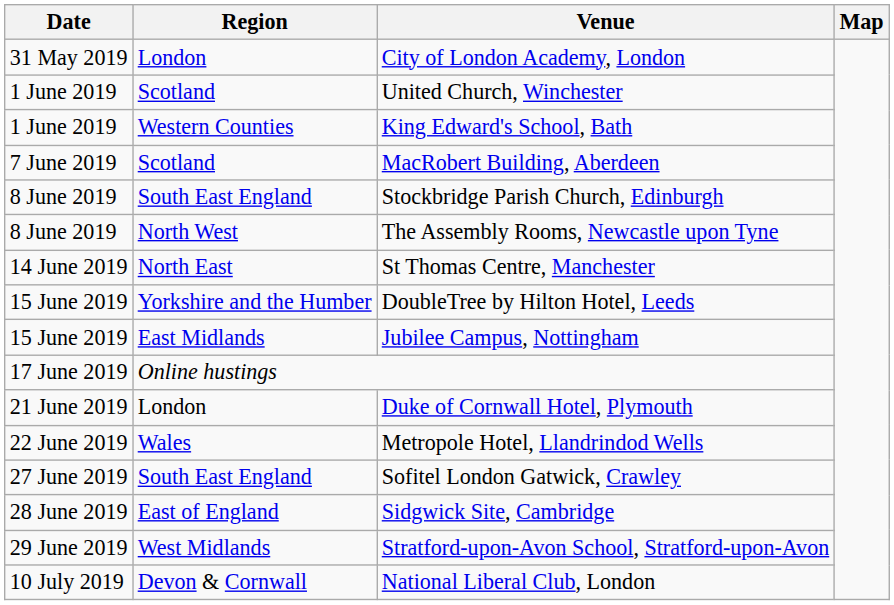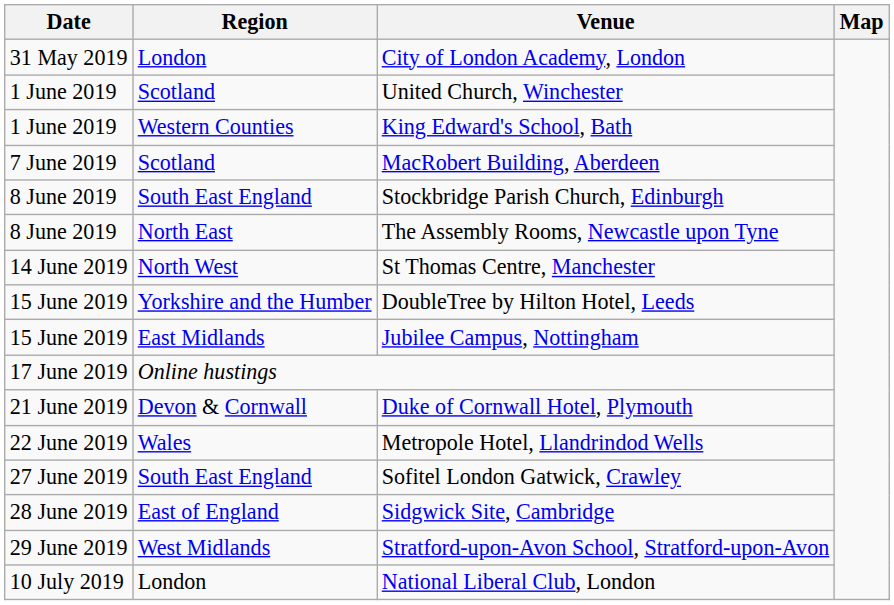(188, 232) North West -> (185, 232) North East
(185, 267) North East -> (188, 267) North West
(172, 407) London -> (222, 407) Devon & Cornwall
(222, 582) Devon & Cornwall -> (172, 582) London
